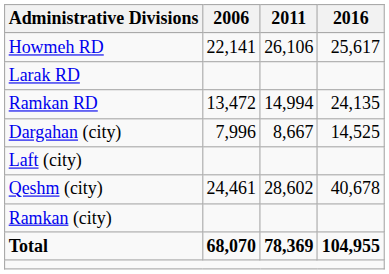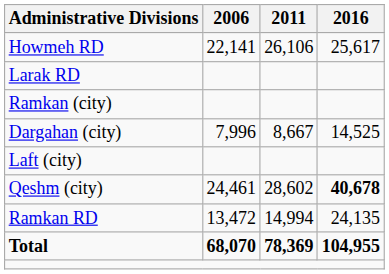rows swapped: (53, 103) <-> (60, 217)
(355, 189) normal -> (355, 189) bold
